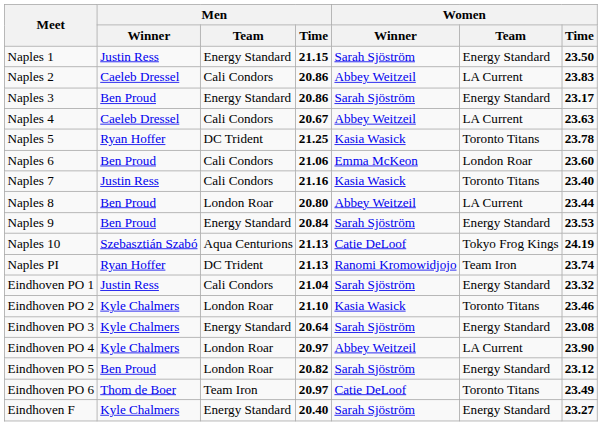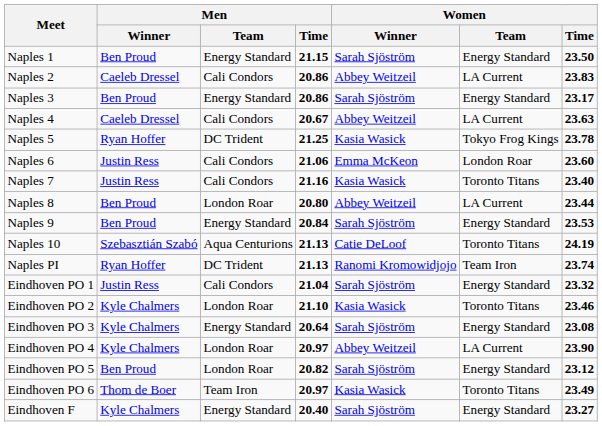(130, 56) Justin Ress -> (128, 56) Ben Proud
(501, 139) Toronto Titans -> (511, 139) Tokyo Frog Kings
(128, 160) Ben Proud -> (130, 160) Justin Ress
(511, 243) Tokyo Frog Kings -> (501, 243) Toronto Titans
(370, 389) Catie DeLoof -> (370, 389) Kasia Wasick
